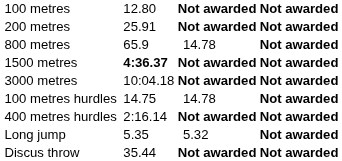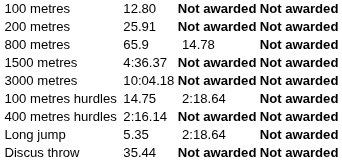(146, 63) bold -> (145, 63) normal
(199, 99) 14.78 -> (204, 99) 2:18.64
(196, 135) 5.32 -> (204, 135) 2:18.64
